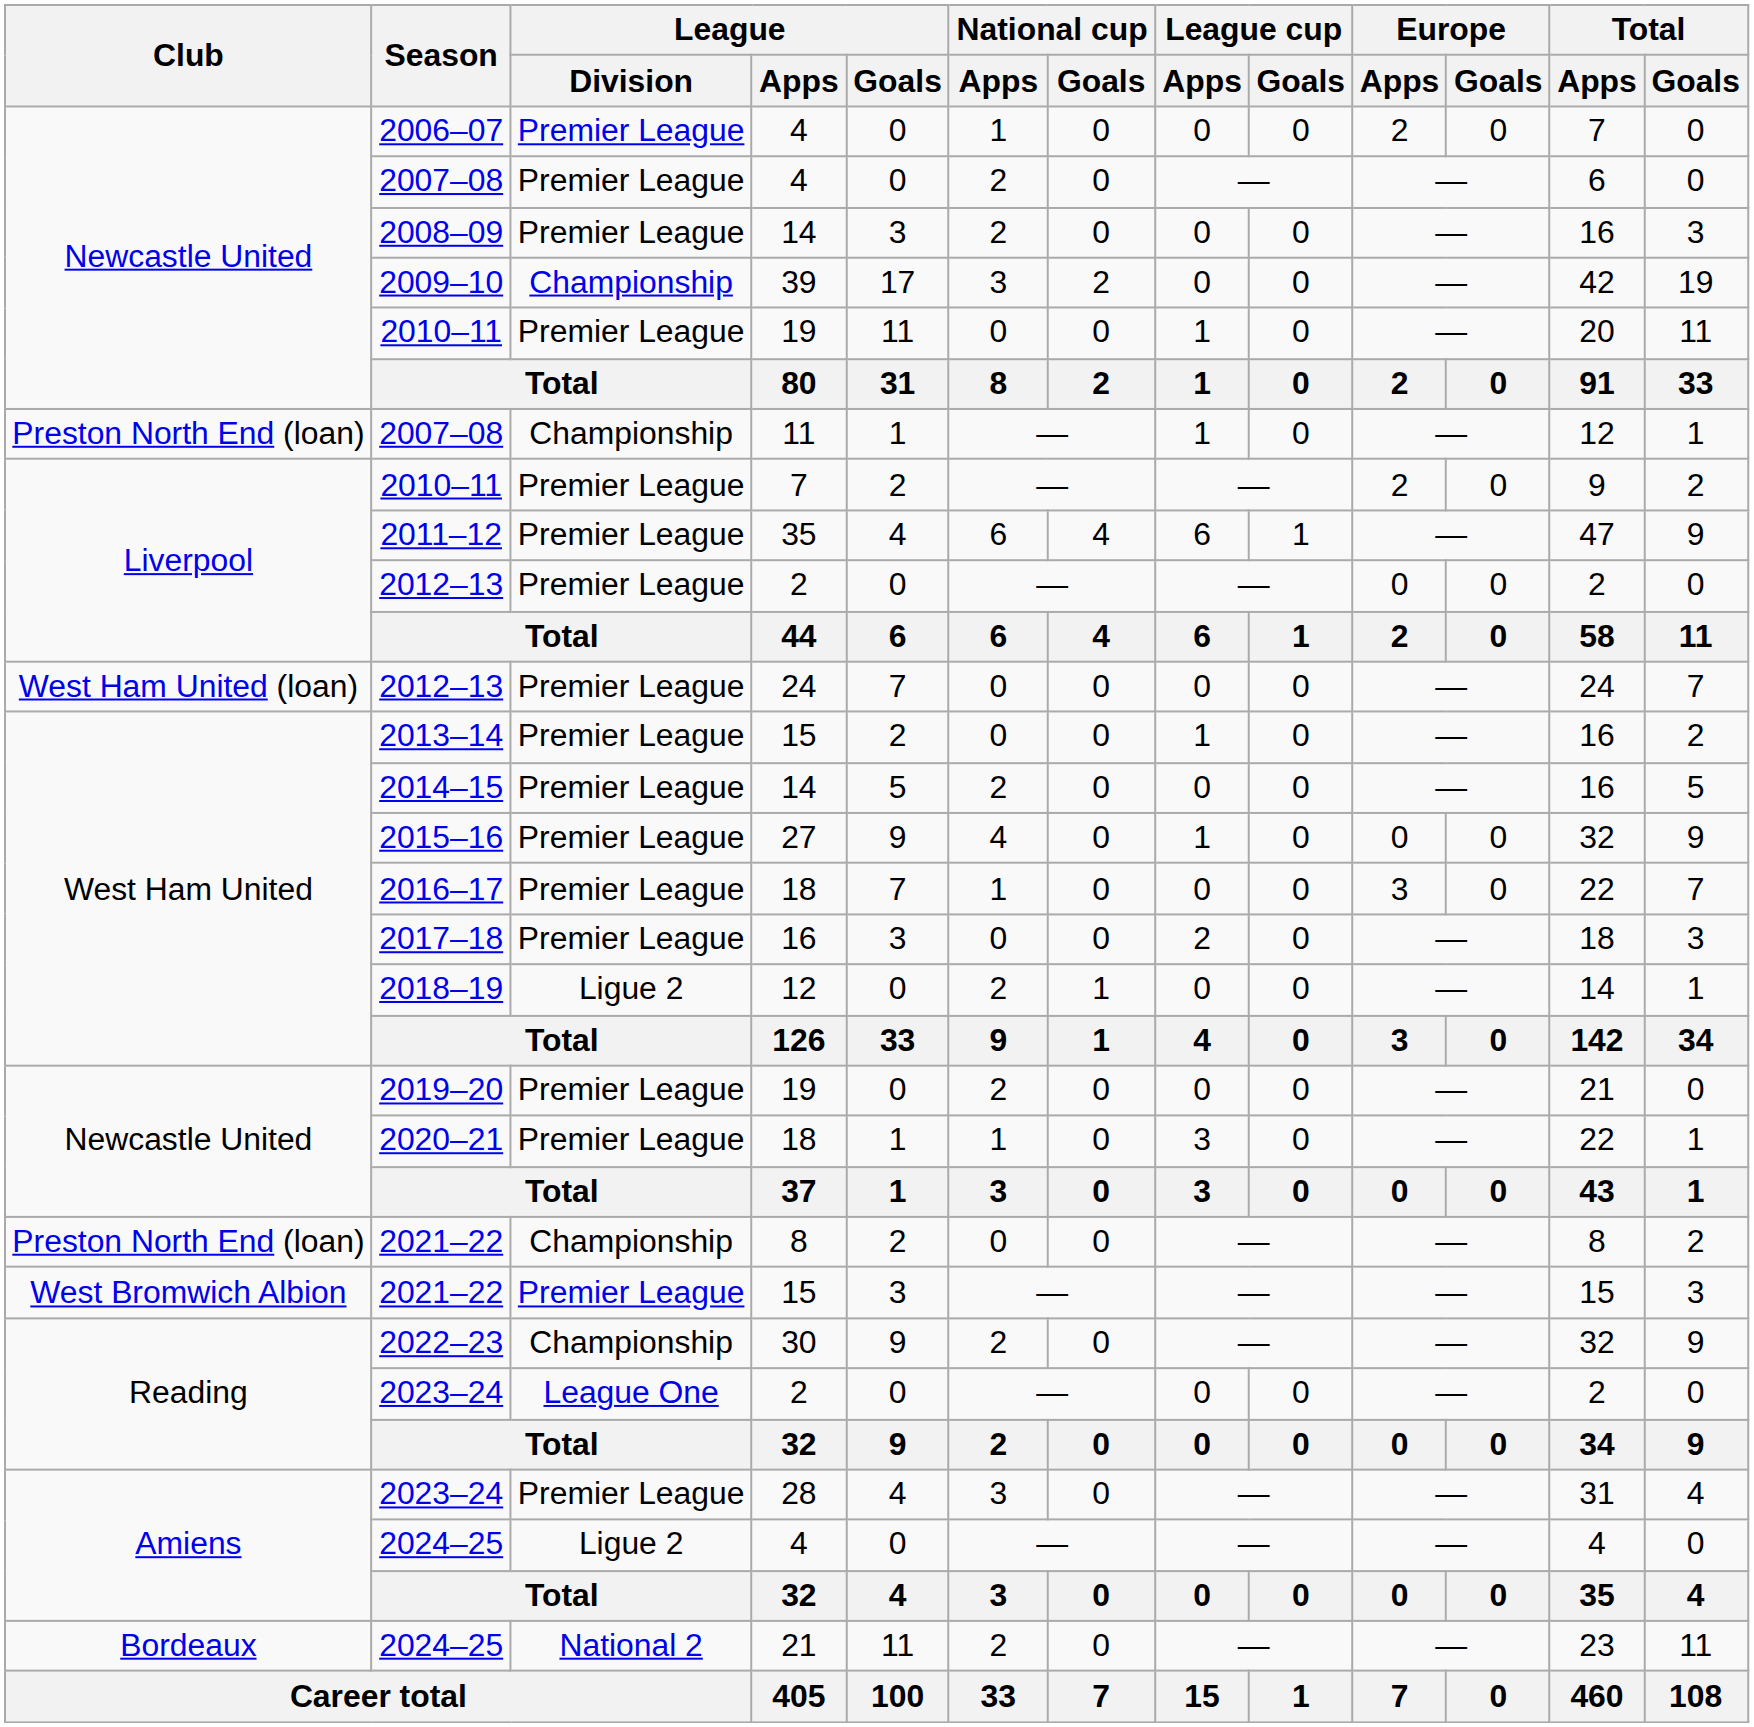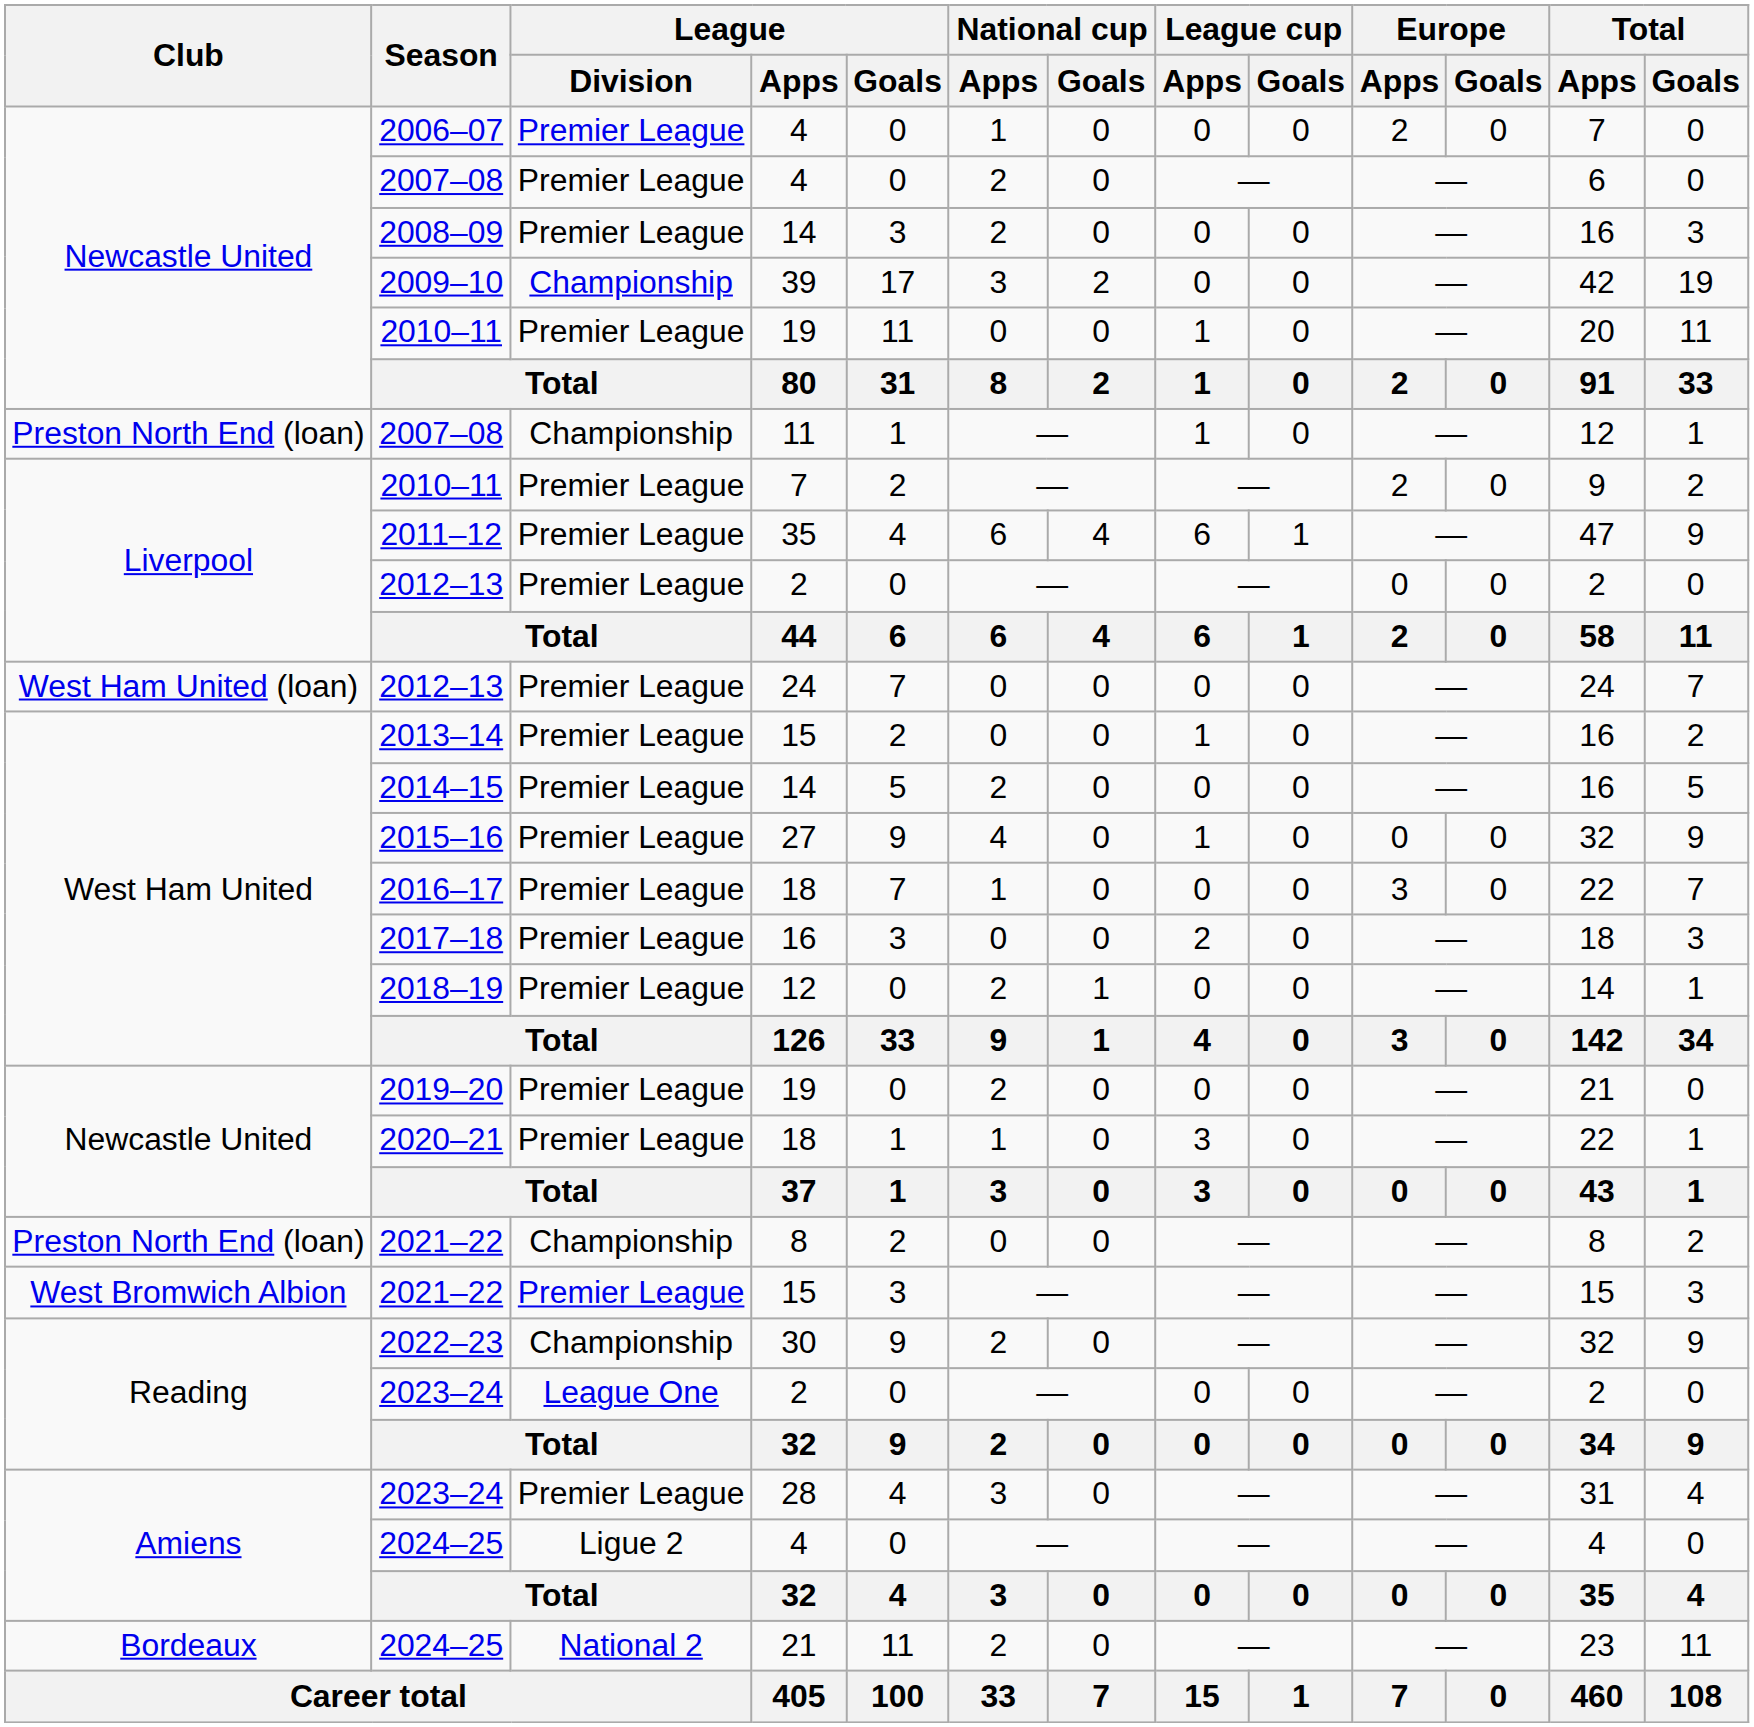(631, 989) Ligue 2 -> (631, 989) Premier League
